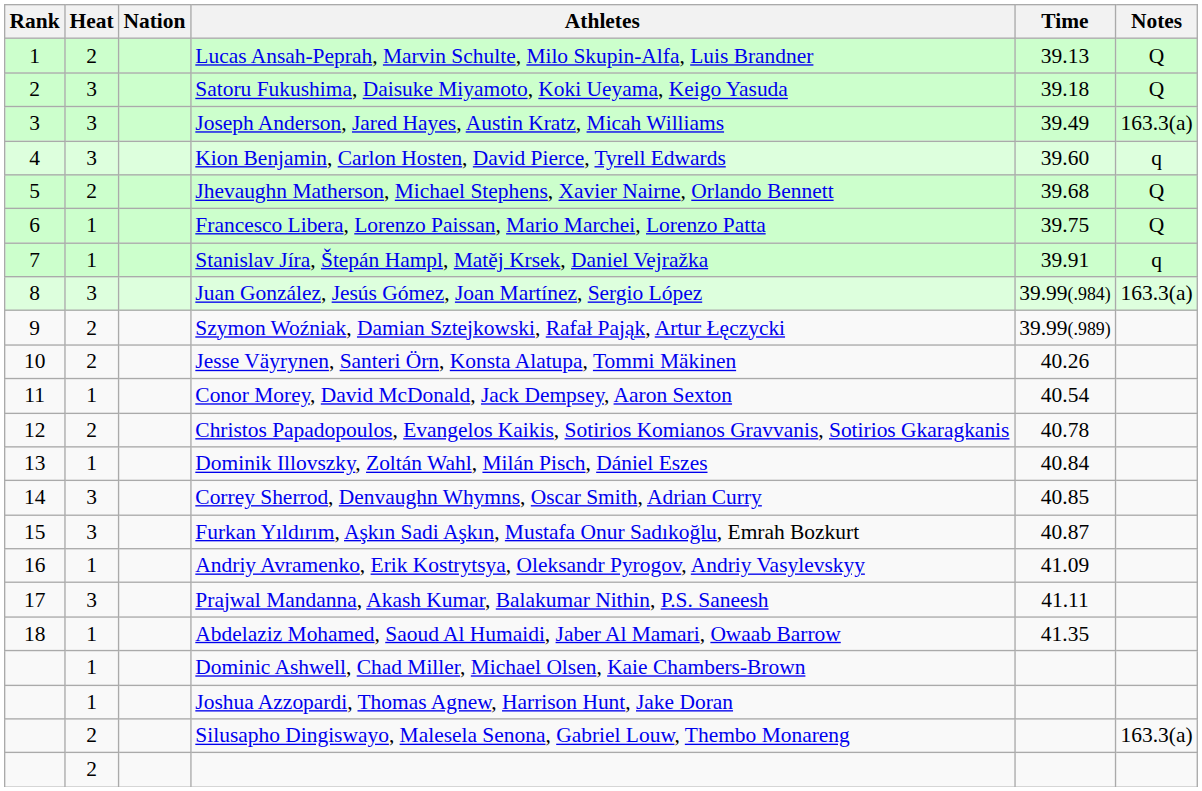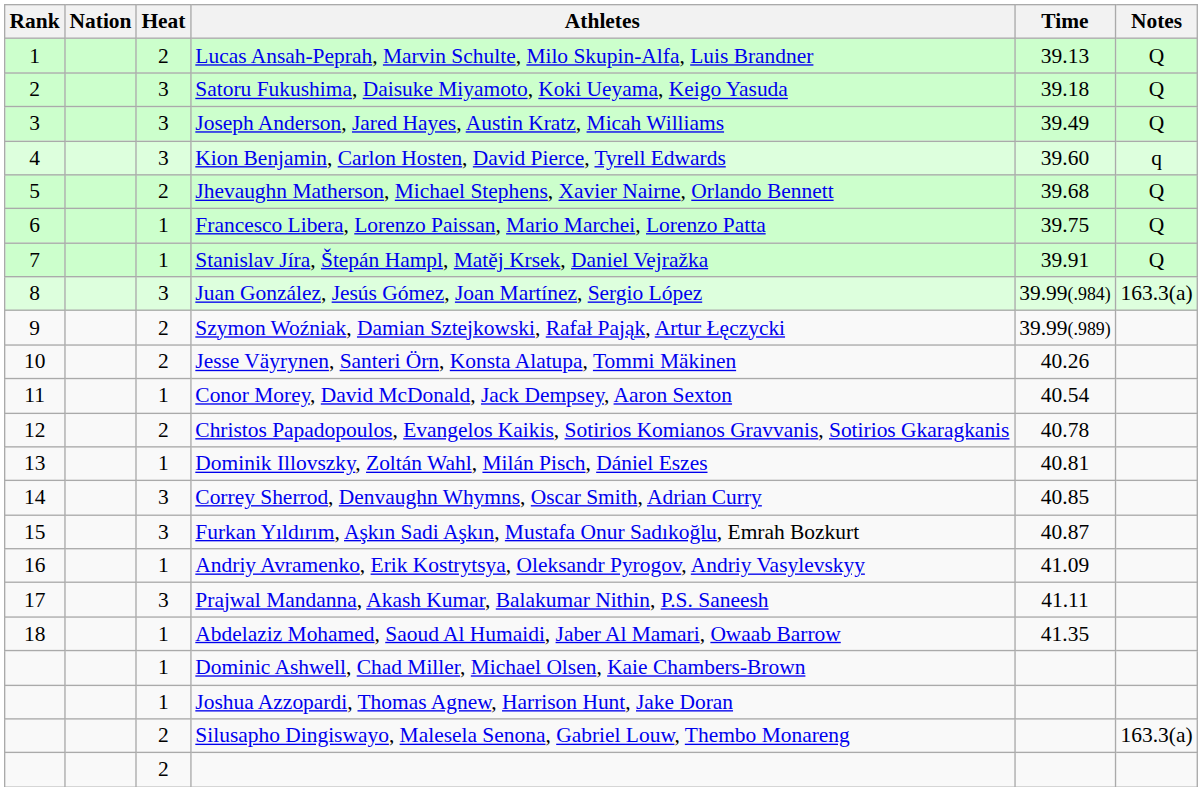columns swapped: (92, 21) <-> (154, 21)
(1157, 123) 163.3(a) -> (1157, 123) Q
(1157, 259) q -> (1157, 259) Q
(1065, 463) 40.84 -> (1065, 463) 40.81
